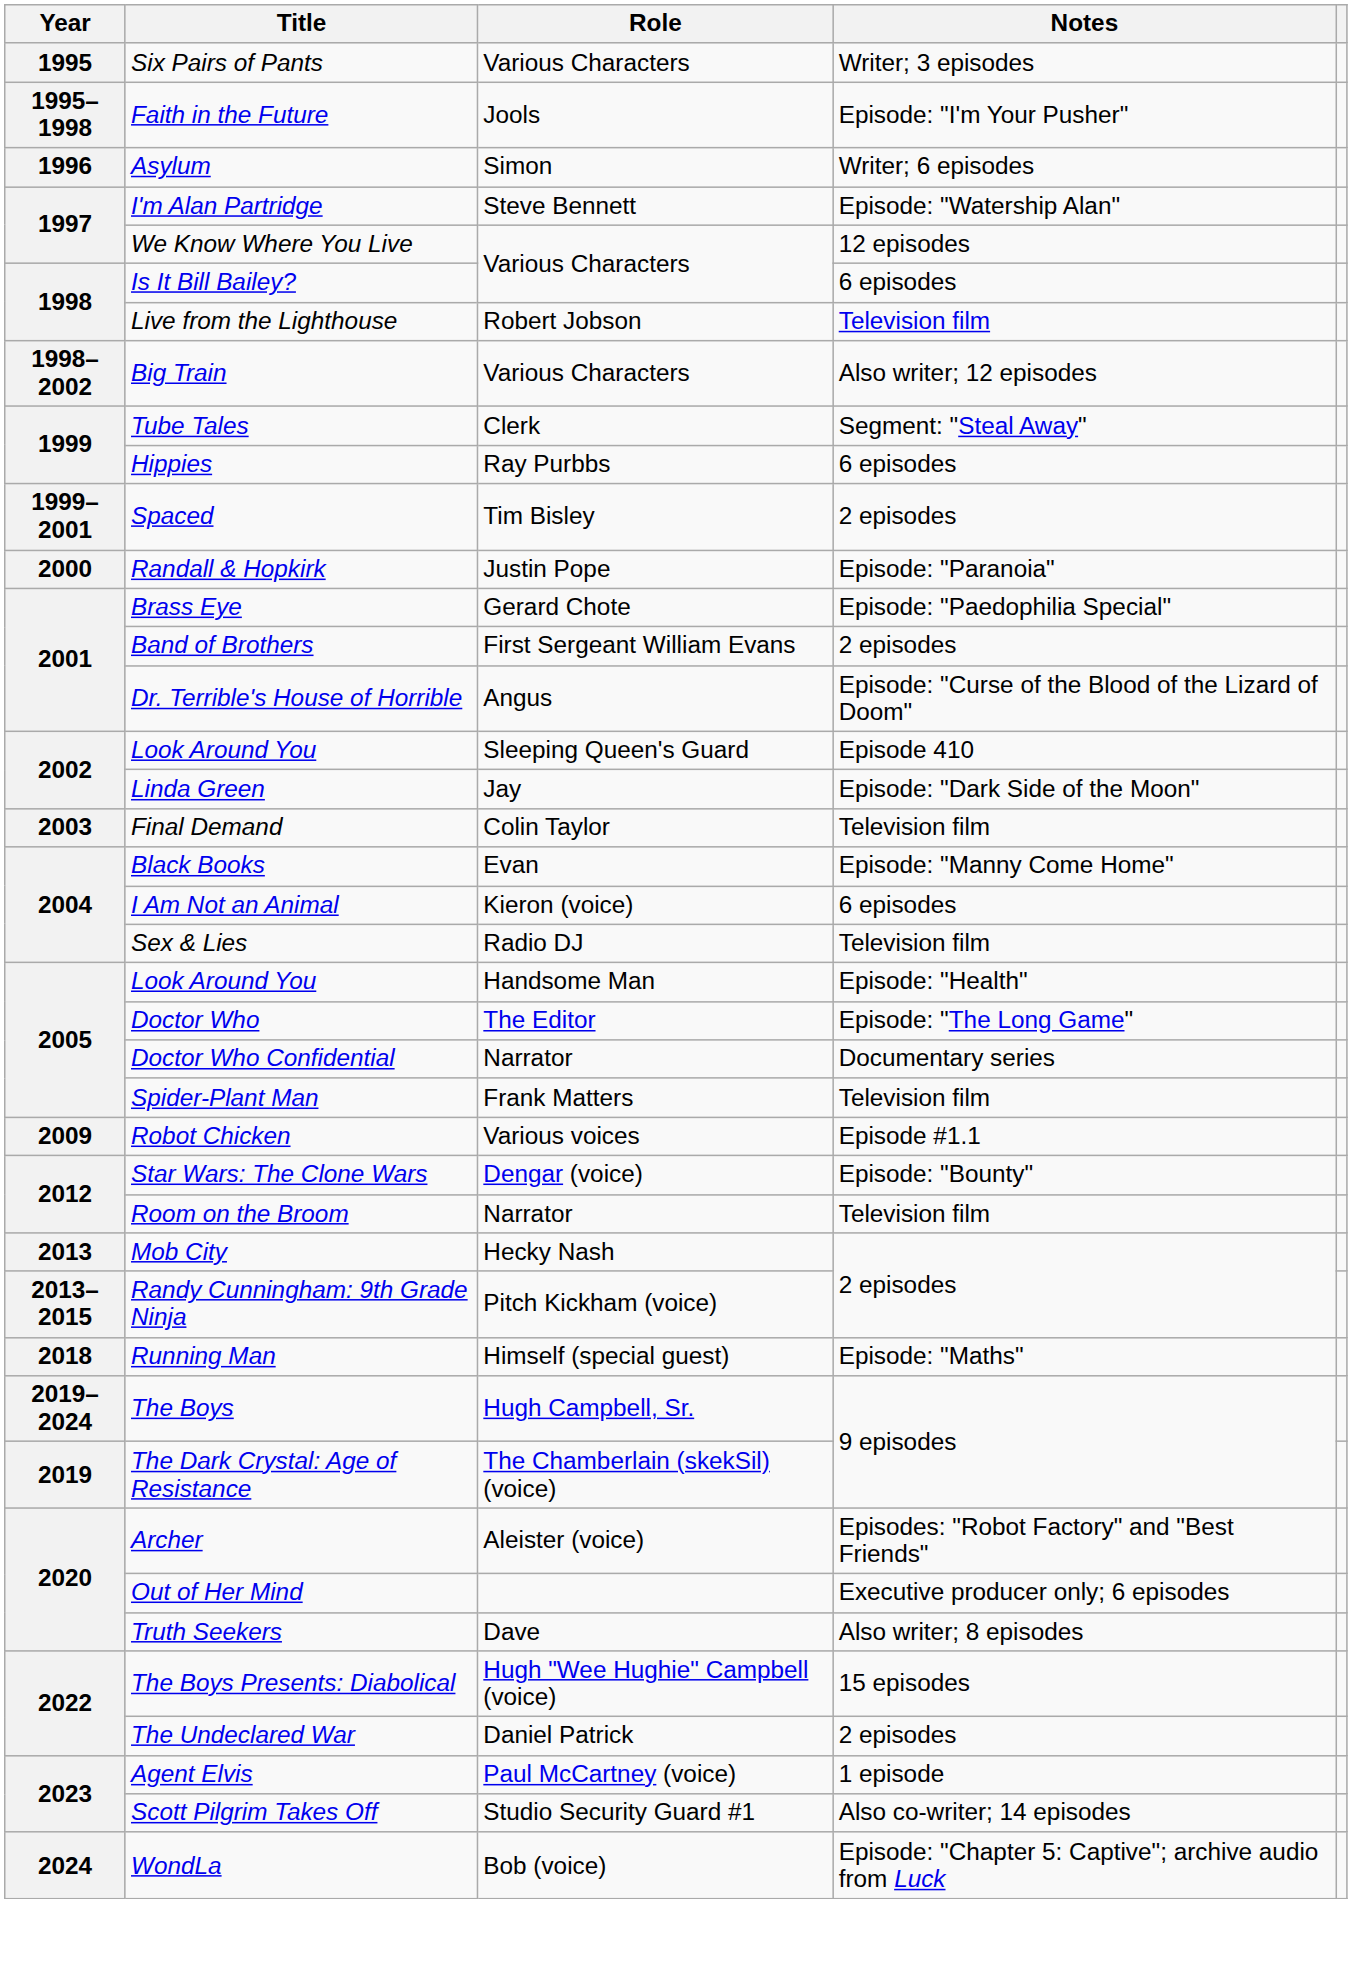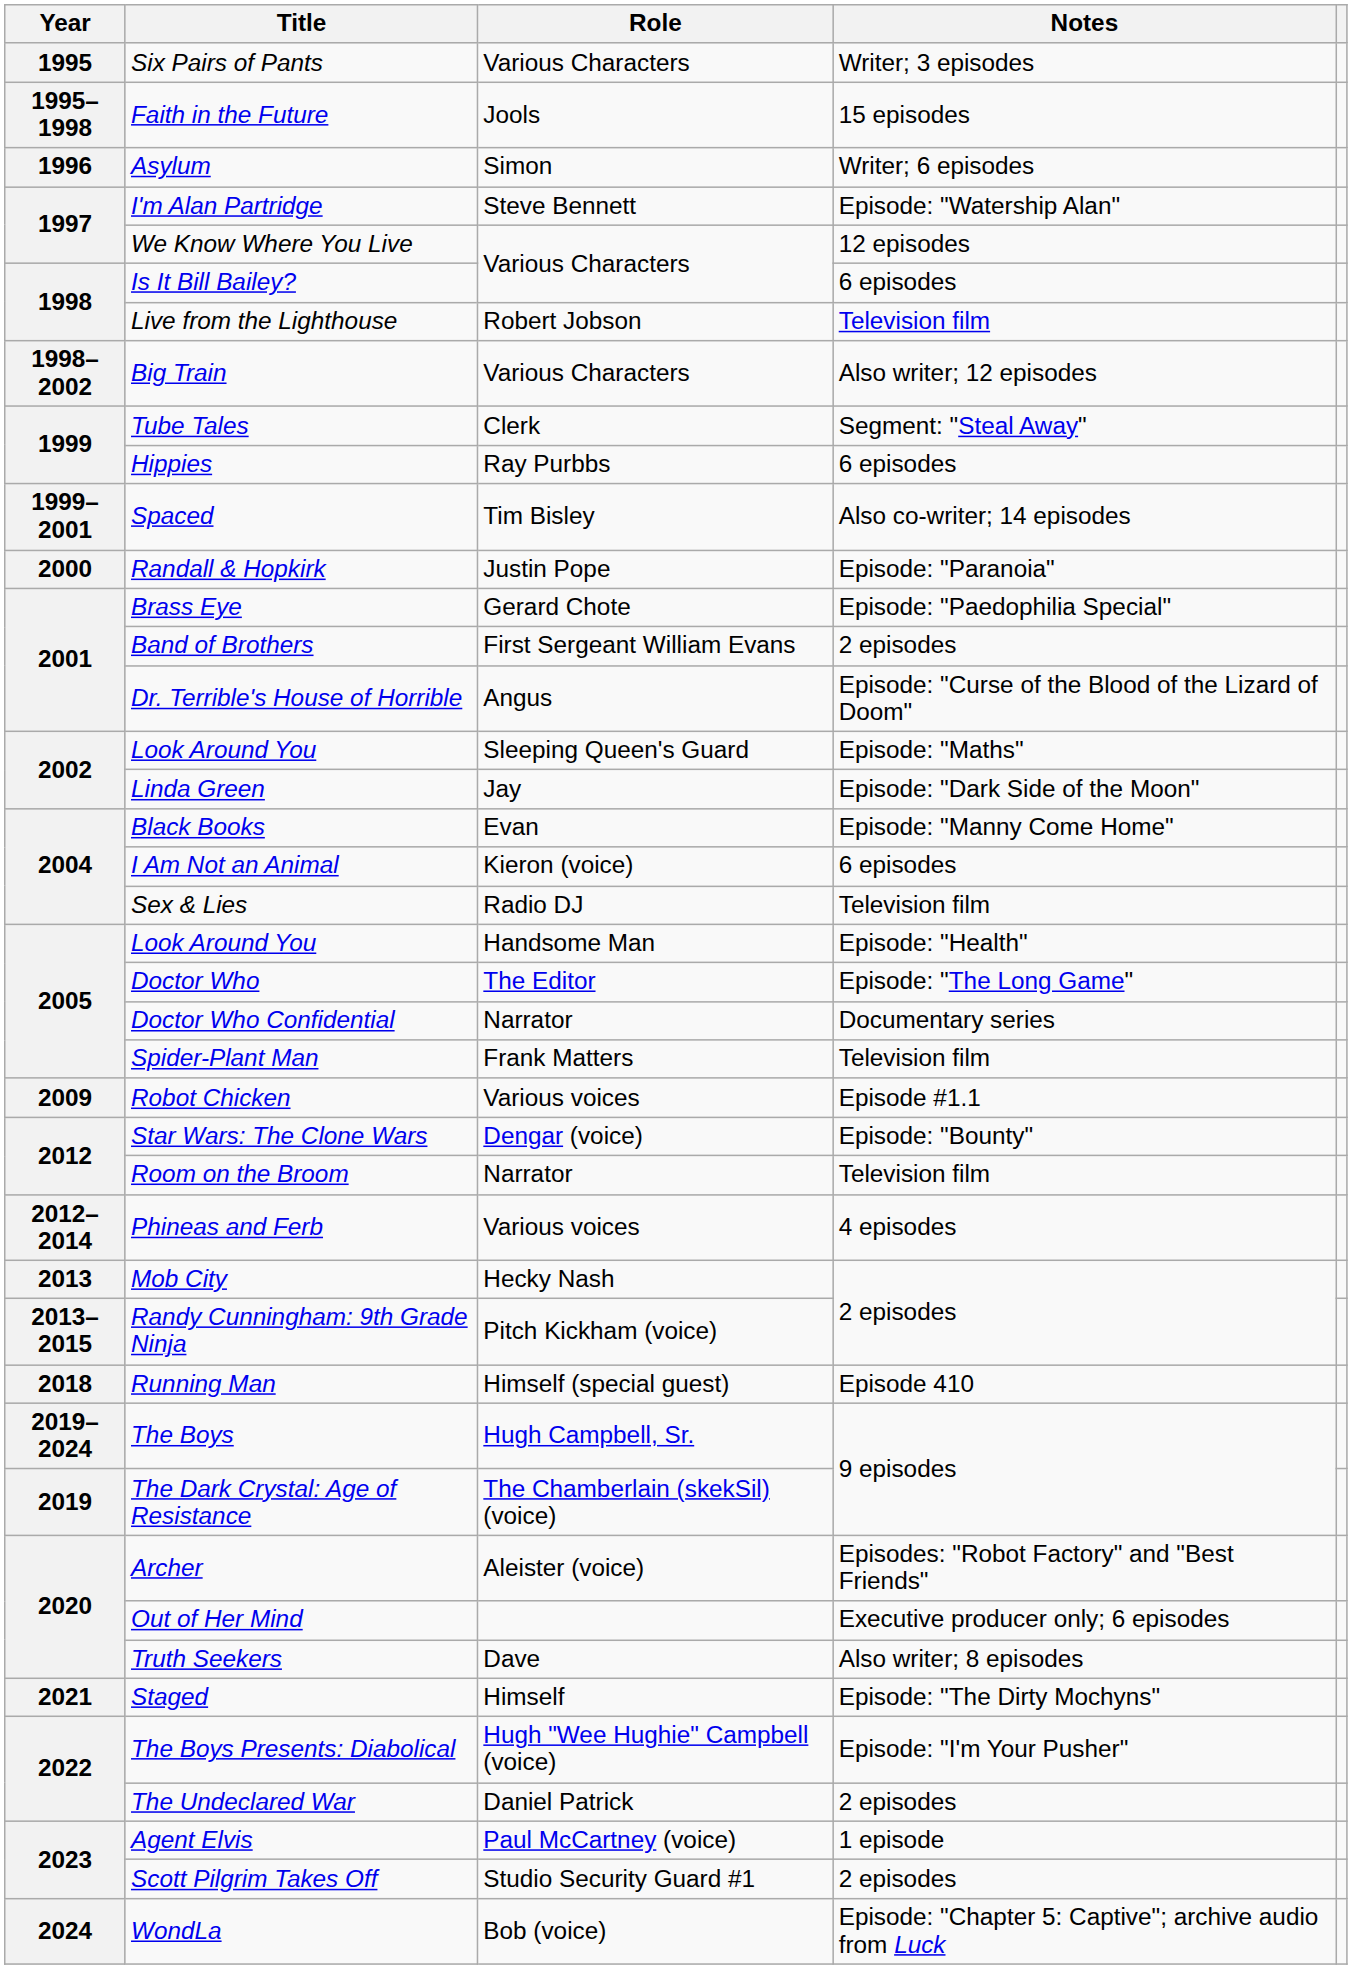(984, 114) Episode: "I'm Your Pusher" -> (904, 114) 15 episodes
(898, 516) 2 episodes -> (985, 516) Also co-writer; 14 episodes
(906, 750) Episode 410 -> (931, 750) Episode: "Maths"
- row: (207, 827)
+ row: (227, 1226)
(931, 1356) Episode: "Maths" -> (906, 1383) Episode 410
+ row: (170, 1697)
(904, 1683) 15 episodes -> (984, 1749) Episode: "I'm Your Pusher"
(985, 1812) Also co-writer; 14 episodes -> (898, 1878) 2 episodes
